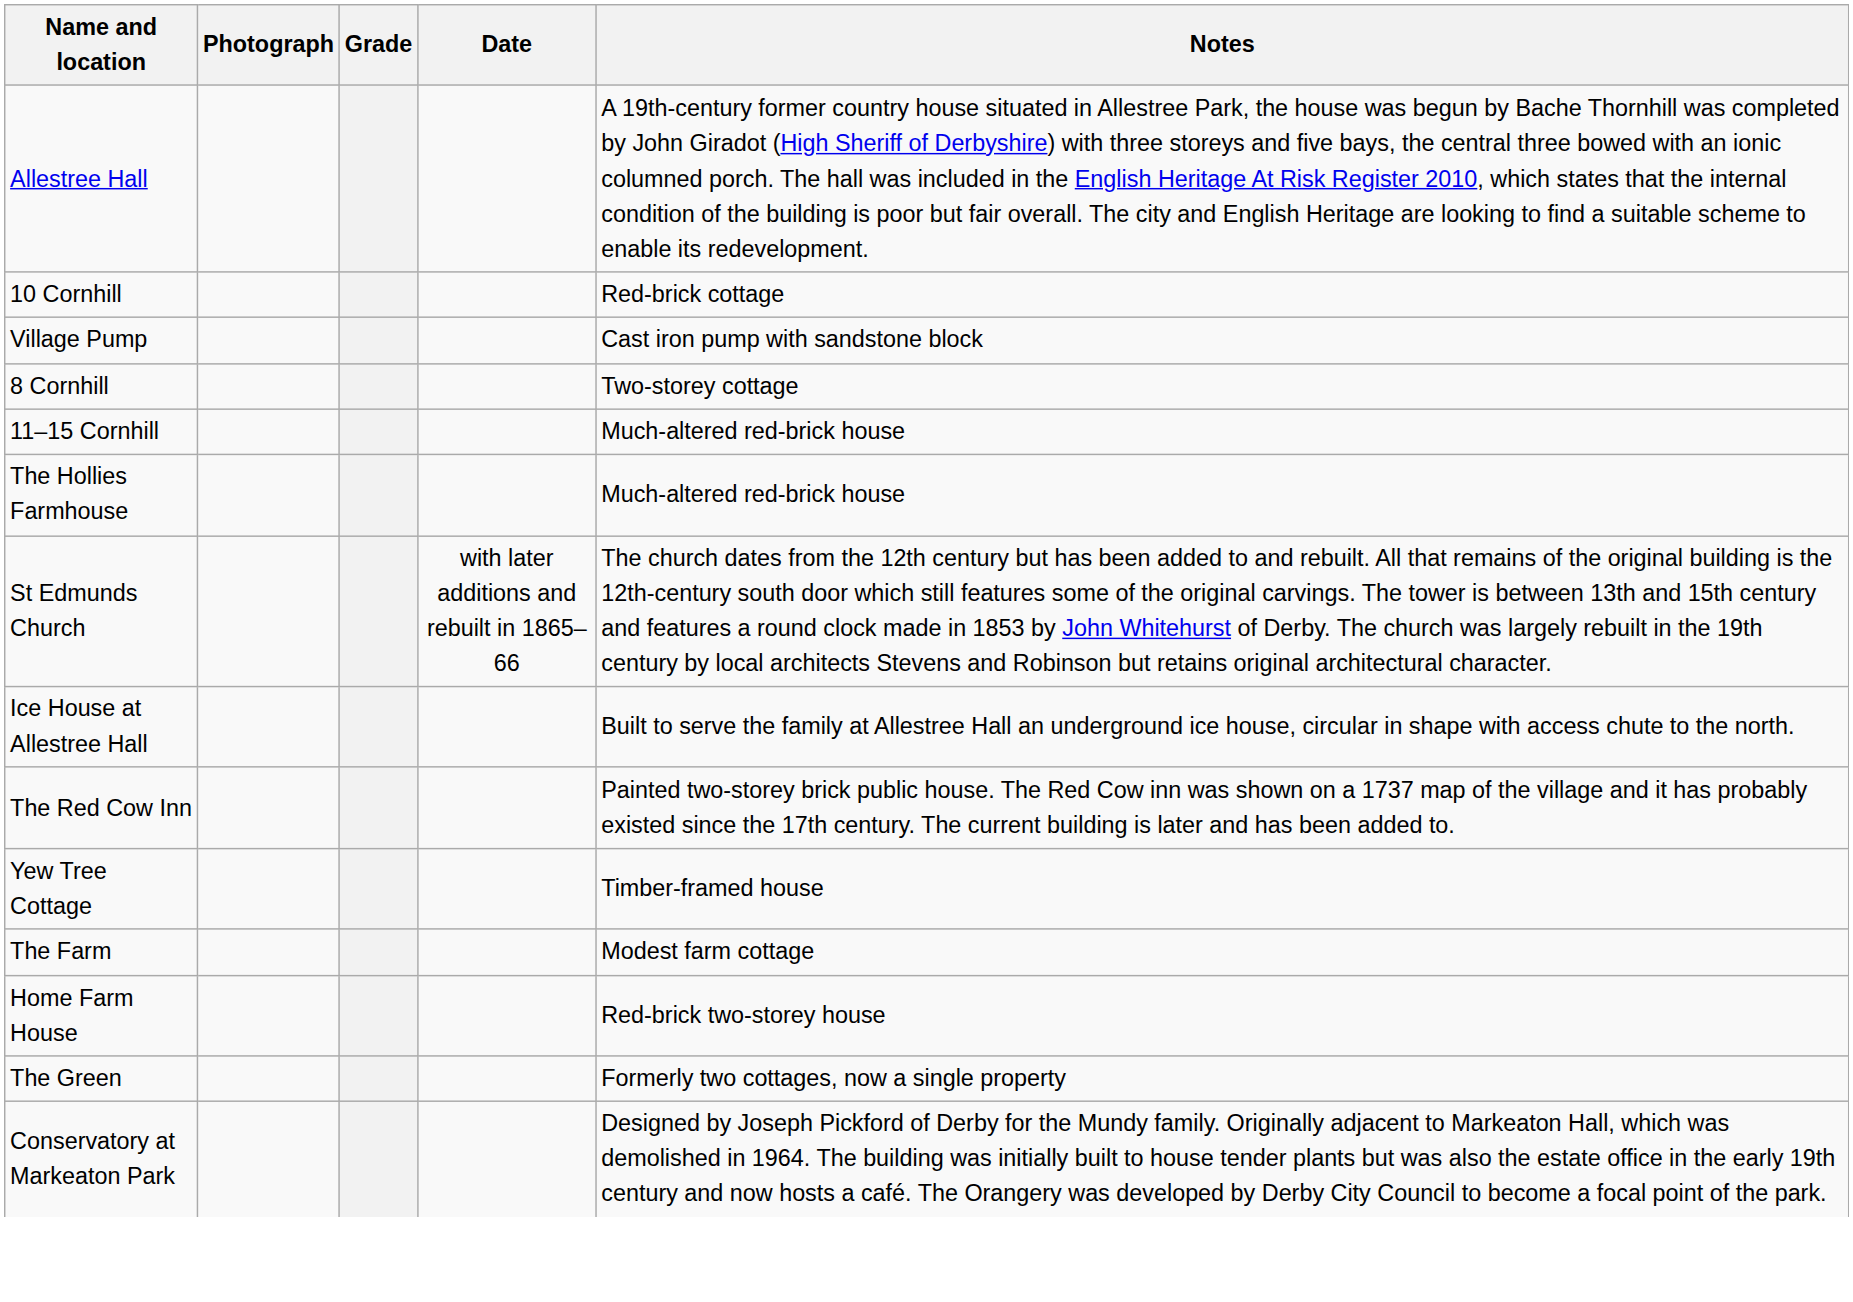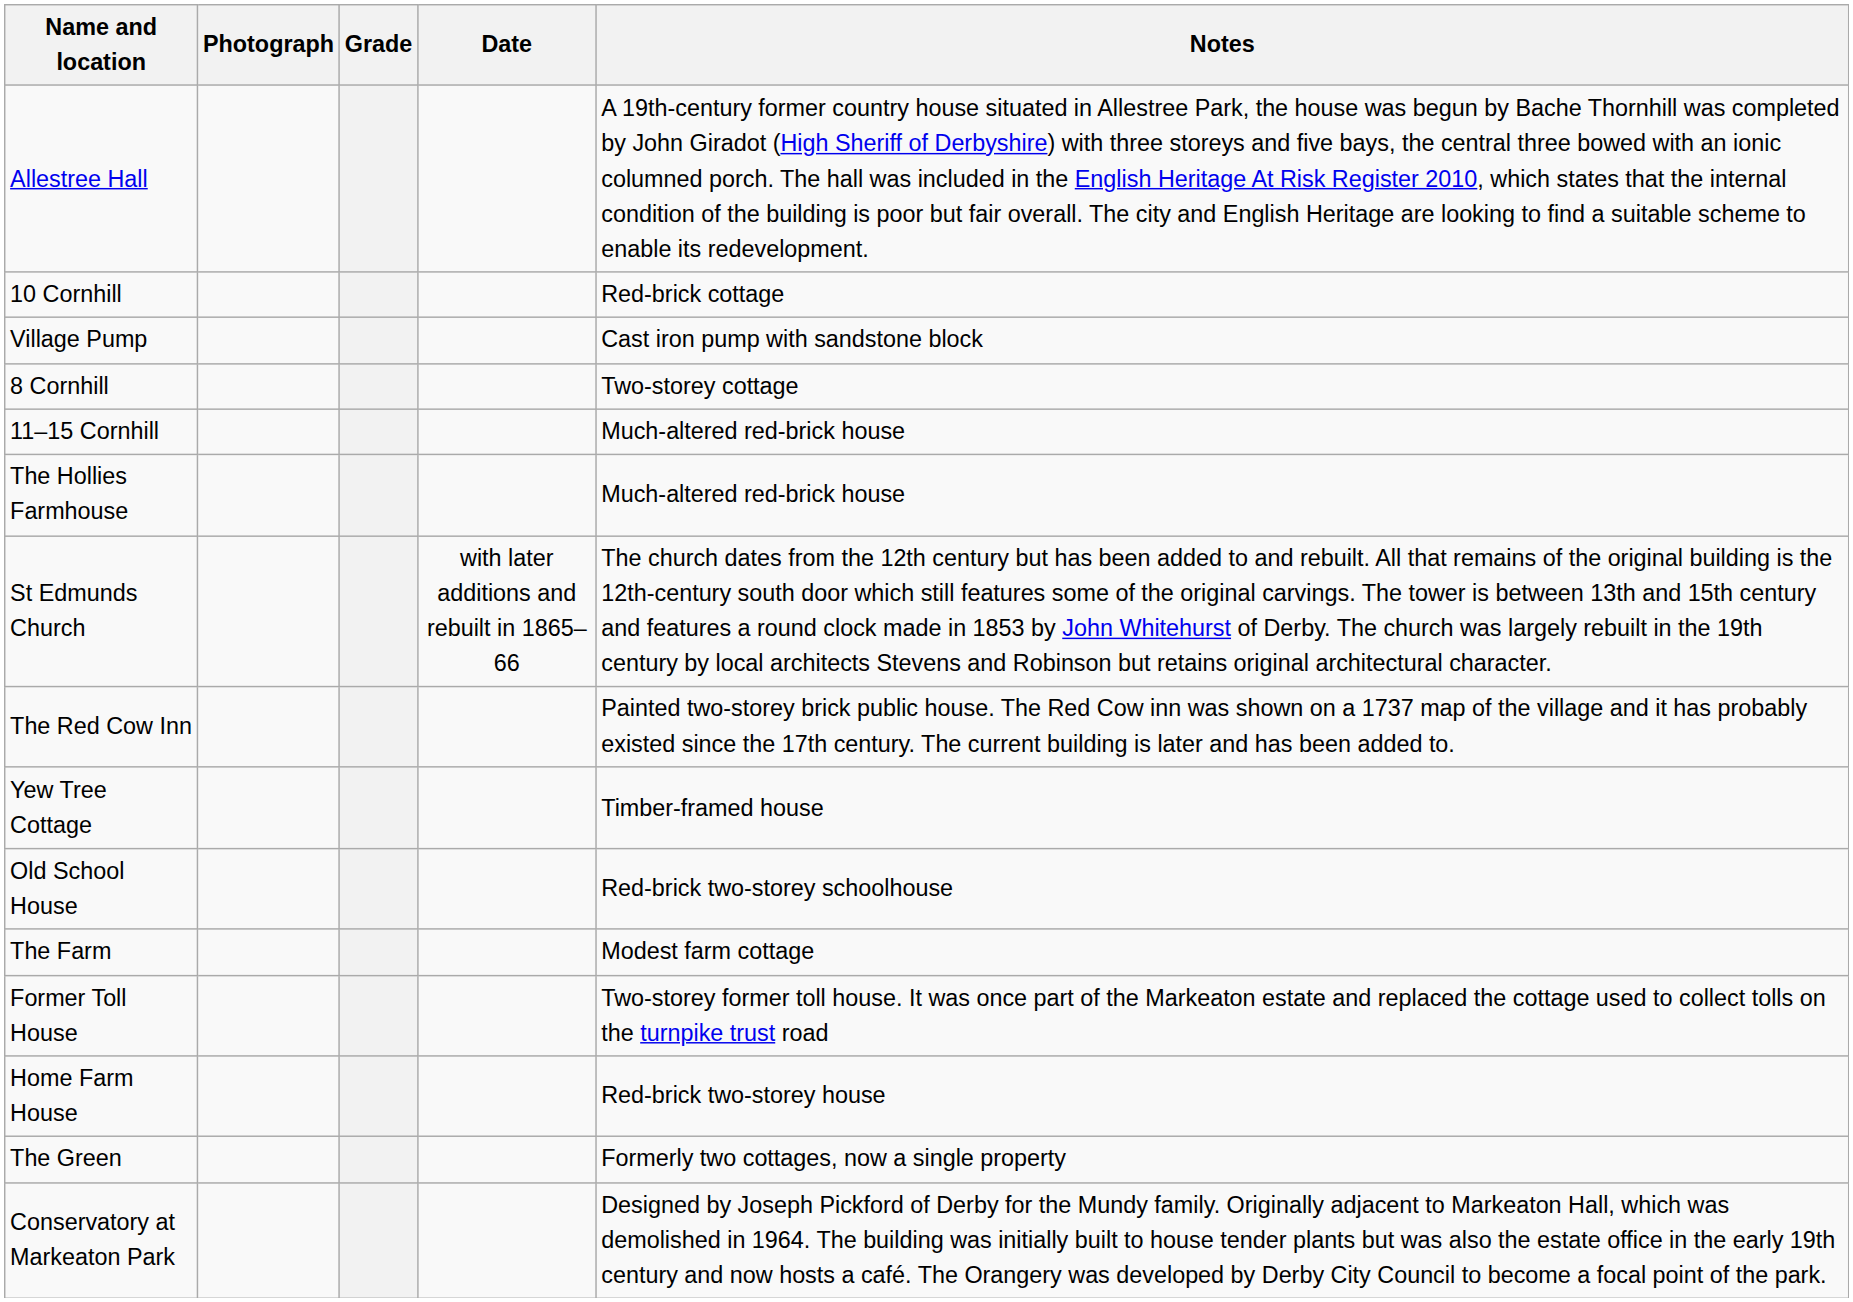- row: (79, 726)
+ row: (67, 888)
+ row: (68, 1015)
